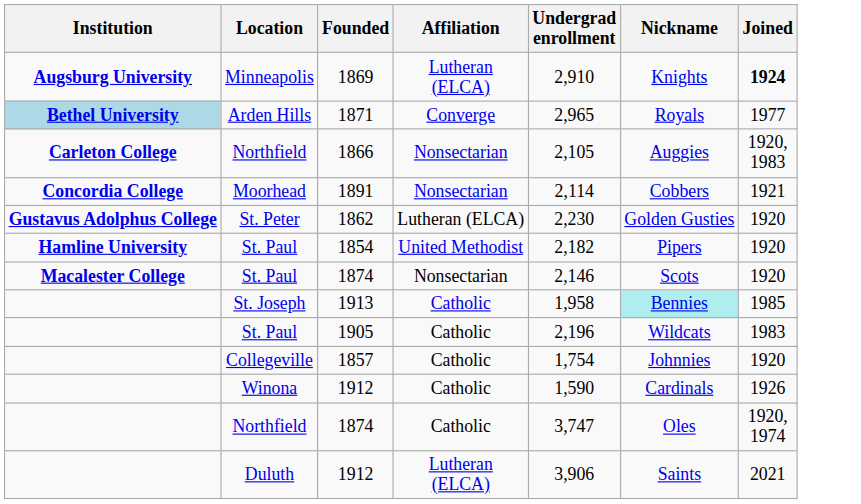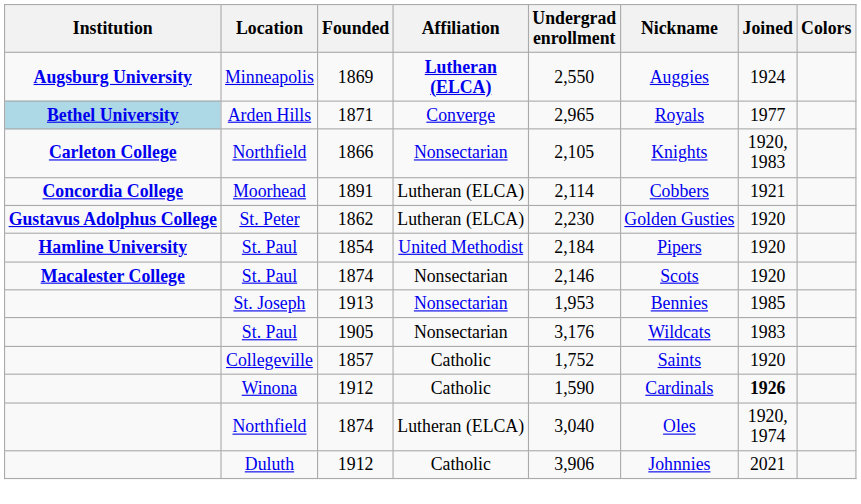+ column: (826, 28)
(461, 76) normal -> (461, 76) bold
(574, 76) 2,910 -> (574, 76) 2,550
(679, 76) Knights -> (679, 76) Auggies
(768, 76) bold -> (768, 76) normal
(679, 153) Auggies -> (679, 153) Knights
(461, 191) Nonsectarian -> (461, 191) Lutheran (ELCA)
(574, 247) 2,182 -> (574, 247) 2,184
(461, 303) Catholic -> (461, 303) Nonsectarian
(574, 303) 1,958 -> (574, 303) 1,953
(679, 303) paleturquoise background -> (679, 303) no background
(461, 332) Catholic -> (461, 332) Nonsectarian
(574, 332) 2,196 -> (574, 332) 3,176
(574, 360) 1,754 -> (574, 360) 1,752
(679, 360) Johnnies -> (679, 360) Saints
(768, 388) normal -> (768, 388) bold
(461, 426) Catholic -> (461, 426) Lutheran (ELCA)
(574, 426) 3,747 -> (574, 426) 3,040
(461, 474) Lutheran (ELCA) -> (461, 464) Catholic
(679, 474) Saints -> (679, 464) Johnnies
